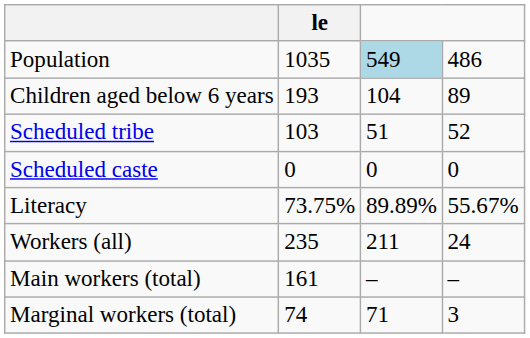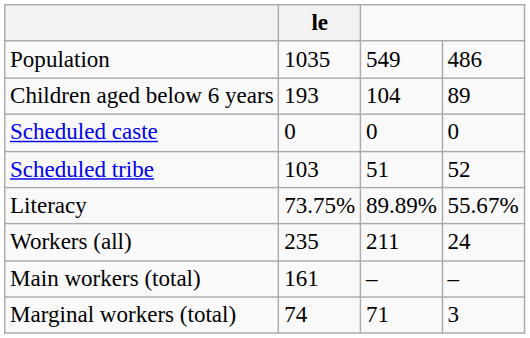(383, 59) lightblue background -> (383, 59) no background
rows swapped: (84, 168) <-> (82, 132)
